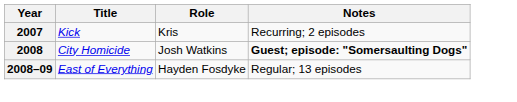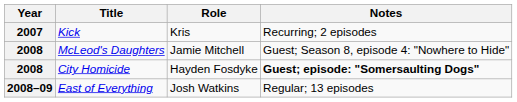+ row: (111, 50)
(193, 50) Josh Watkins -> (214, 69) Hayden Fosdyke
(202, 69) Hayden Fosdyke -> (205, 87) Josh Watkins
